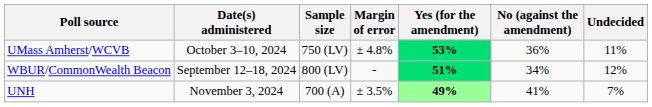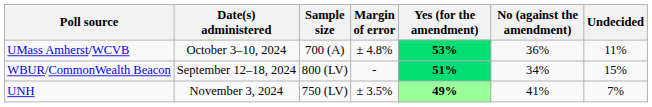(325, 50) 750 (LV) -> (325, 50) 700 (A)
(616, 71) 12% -> (616, 71) 15%
(325, 91) 700 (A) -> (325, 91) 750 (LV)
